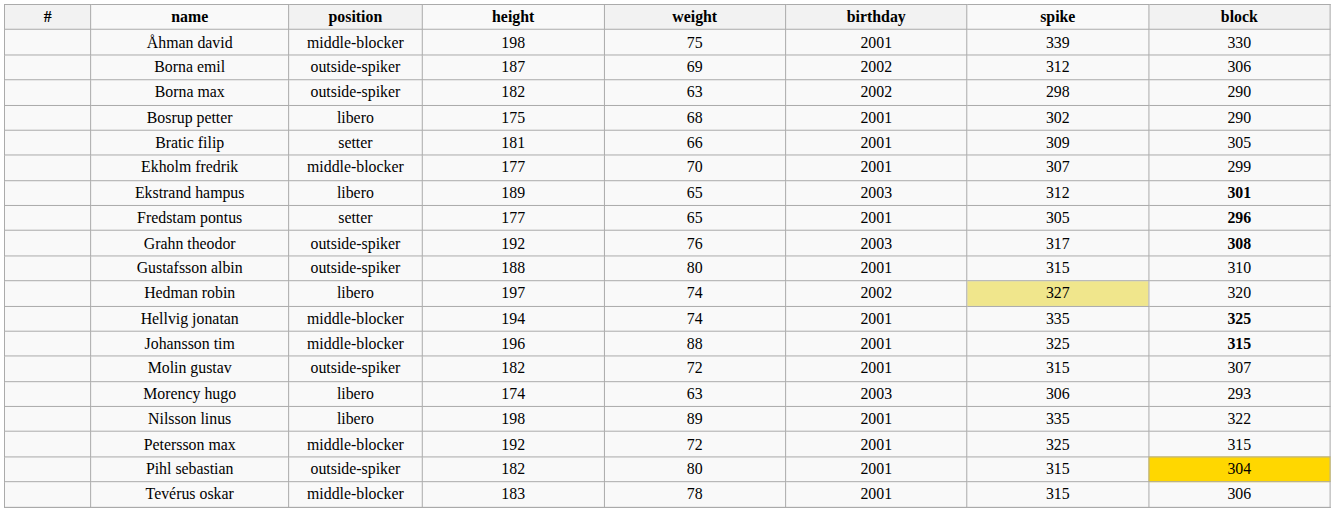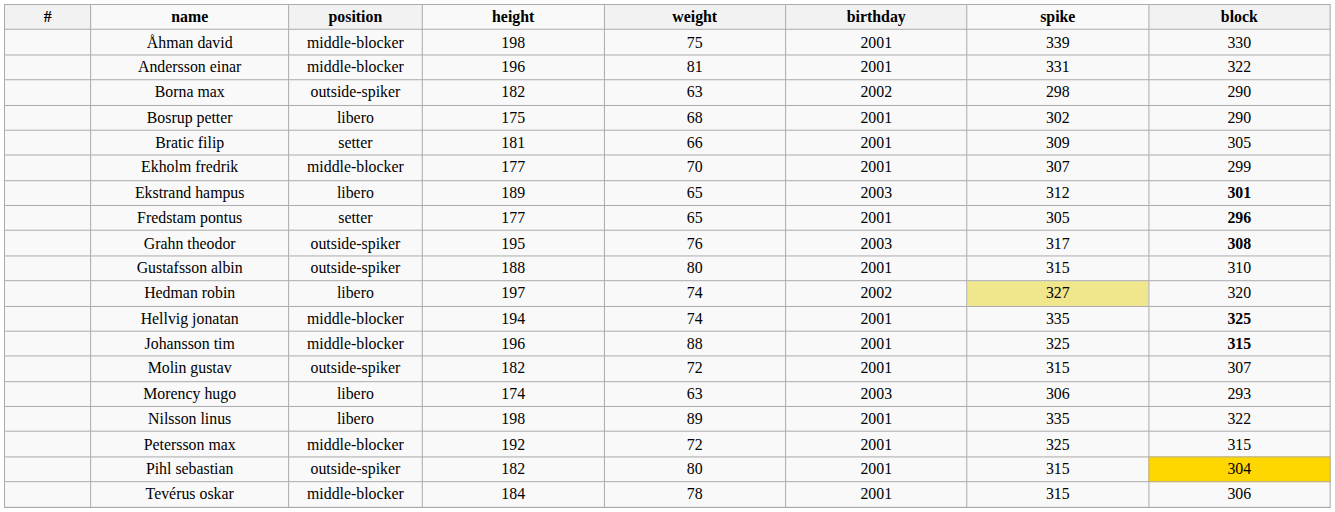+ row: (190, 67)
- row: (190, 67)
(513, 243) 192 -> (513, 243) 195
(513, 494) 183 -> (513, 494) 184
